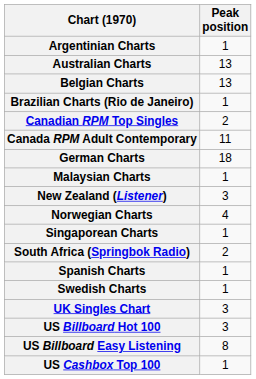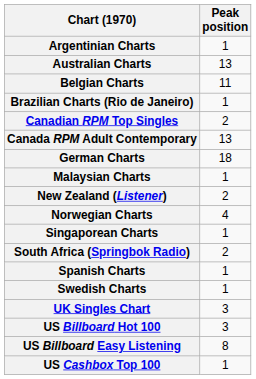(225, 83) 13 -> (225, 83) 11
(225, 139) 11 -> (225, 139) 13
(225, 196) 3 -> (225, 196) 2
